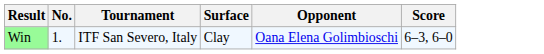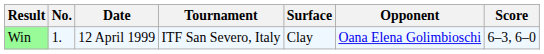+ column: (117, 15)
